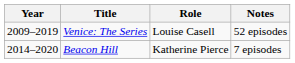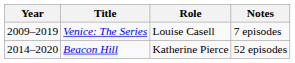(260, 31) 52 episodes -> (258, 31) 7 episodes
(258, 49) 7 episodes -> (260, 49) 52 episodes
